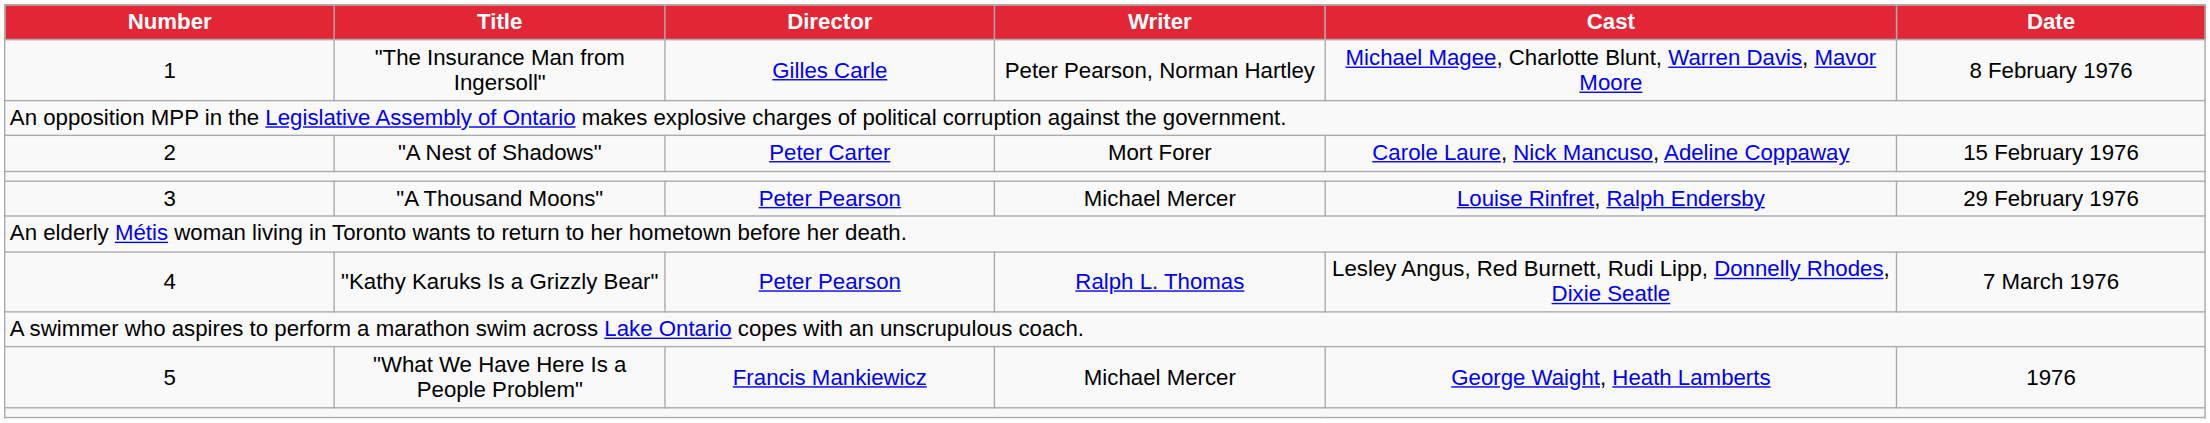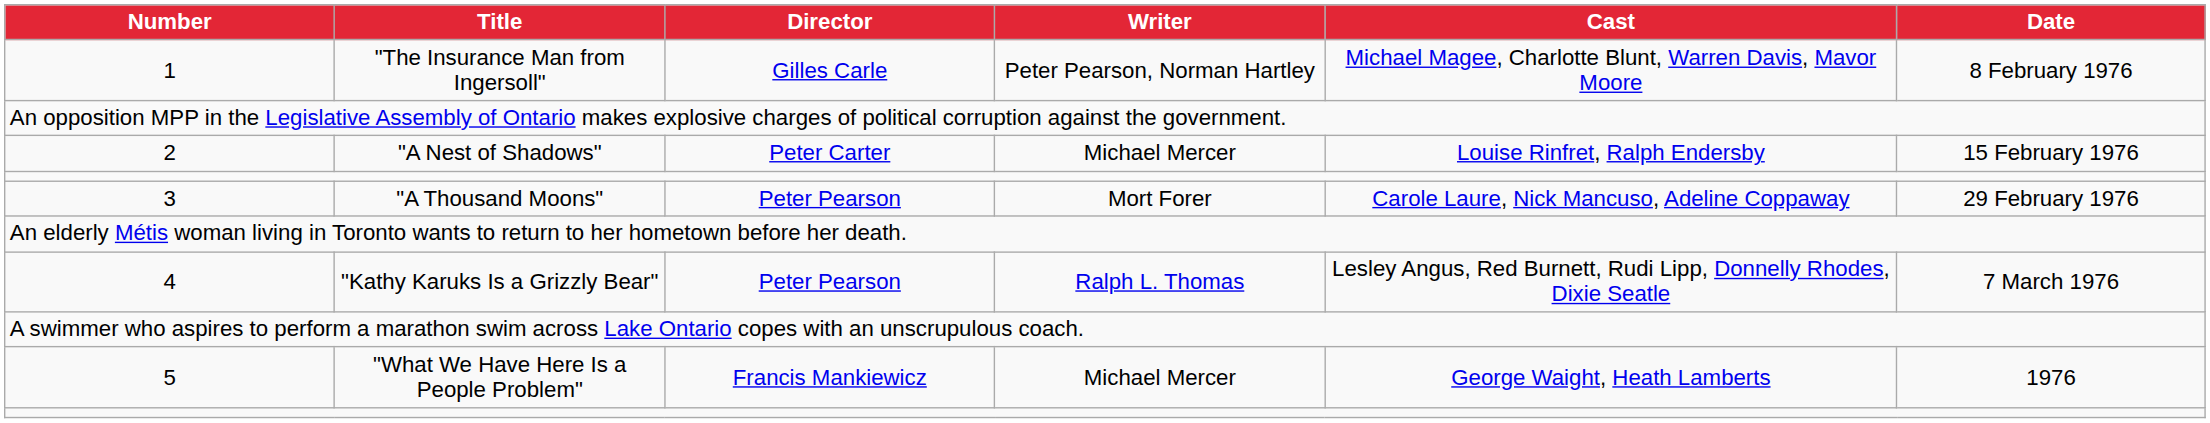(1160, 152) Mort Forer -> (1160, 152) Michael Mercer
(1611, 152) Carole Laure, Nick Mancuso, Adeline Coppaway -> (1611, 152) Louise Rinfret, Ralph Endersby
(1160, 198) Michael Mercer -> (1160, 198) Mort Forer
(1611, 198) Louise Rinfret, Ralph Endersby -> (1611, 198) Carole Laure, Nick Mancuso, Adeline Coppaway
